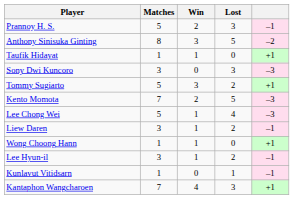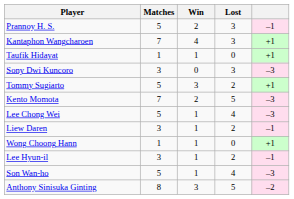rows swapped: (51, 41) <-> (50, 187)
+ row: (28, 172)
- row: (39, 172)
